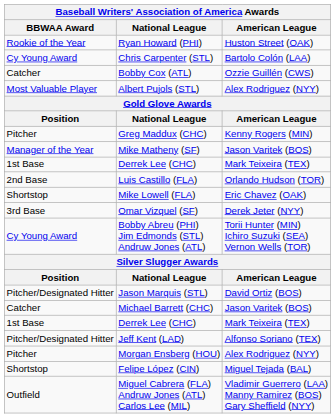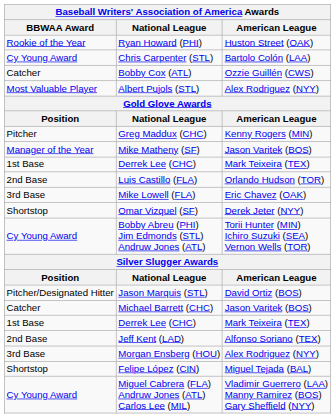(27, 195) Shortstop -> (26, 195) 3rd Base
(26, 210) 3rd Base -> (27, 210) Shortstop
(60, 339) Pitcher/Designated Hitter -> (27, 339) 2nd Base
(22, 354) Pitcher -> (26, 354) 3rd Base
(23, 395) Outfield -> (42, 395) Cy Young Award
